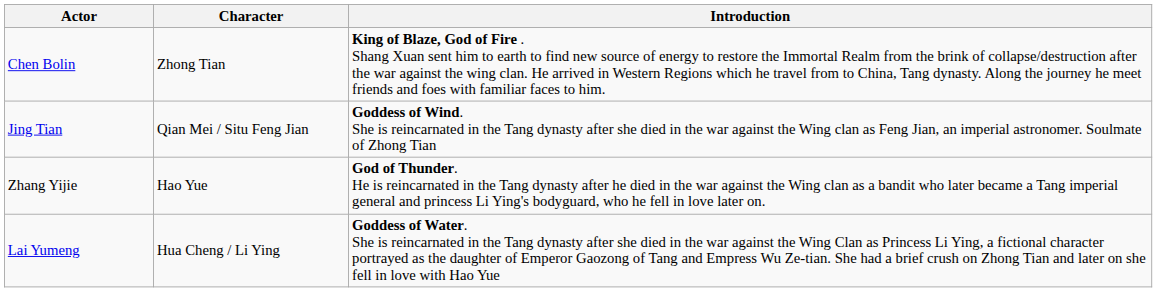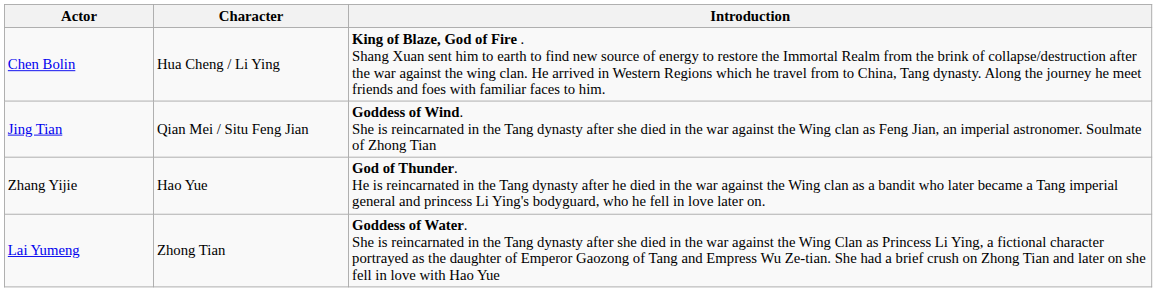(191, 64) Zhong Tian -> (218, 64) Hua Cheng / Li Ying
(218, 250) Hua Cheng / Li Ying -> (191, 250) Zhong Tian
